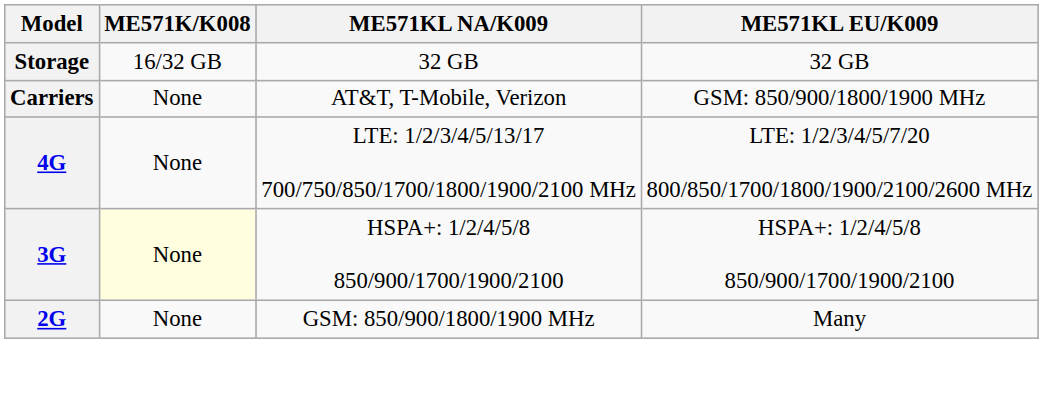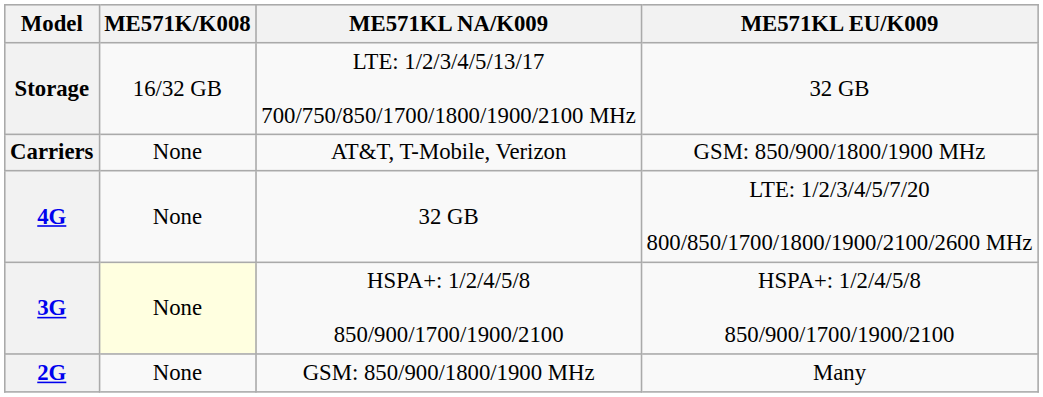(449, 61) 32 GB -> (449, 88) LTE: 1/2/3/4/5/13/17 700/750/850/1700/1800/1900/2100 MHz
(449, 163) LTE: 1/2/3/4/5/13/17 700/750/850/1700/1800/1900/2100 MHz -> (449, 216) 32 GB
